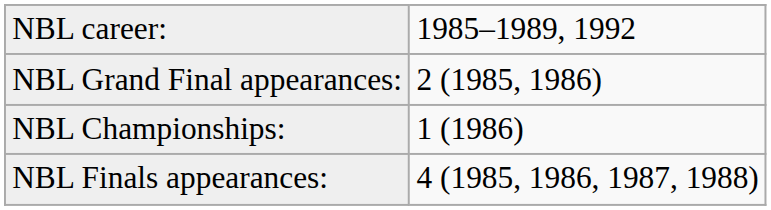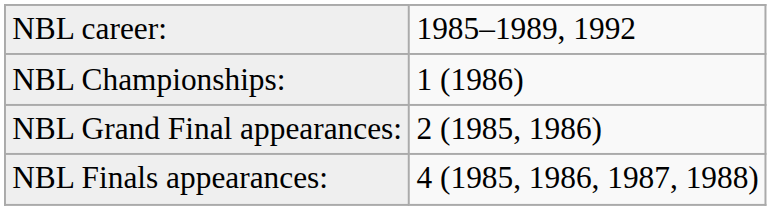rows swapped: (207, 79) <-> (149, 128)
